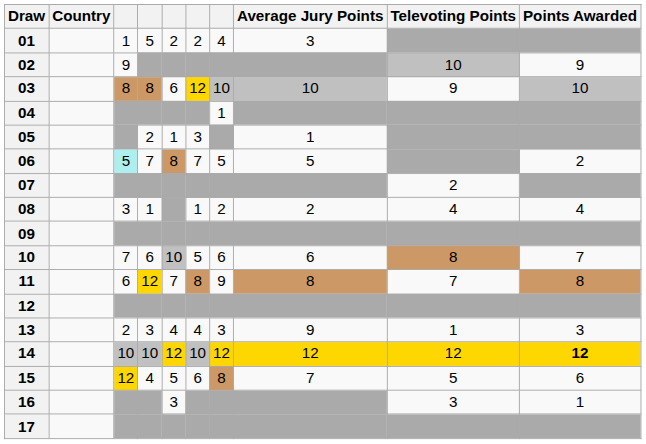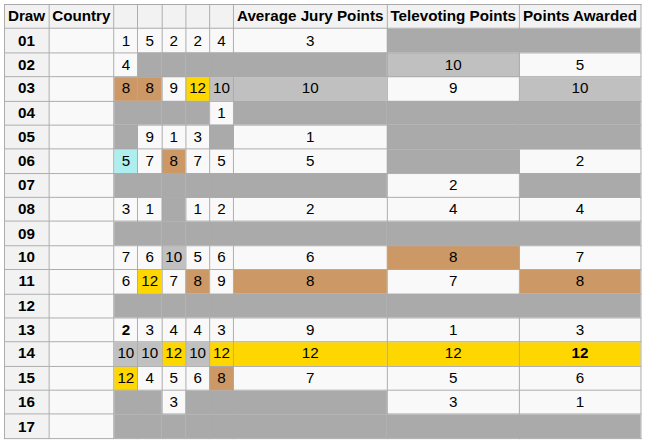(126, 64) 9 -> (126, 64) 4
(580, 64) 9 -> (580, 64) 5
(174, 88) 6 -> (174, 88) 9
(150, 137) 2 -> (150, 137) 9
(126, 329) normal -> (126, 329) bold
